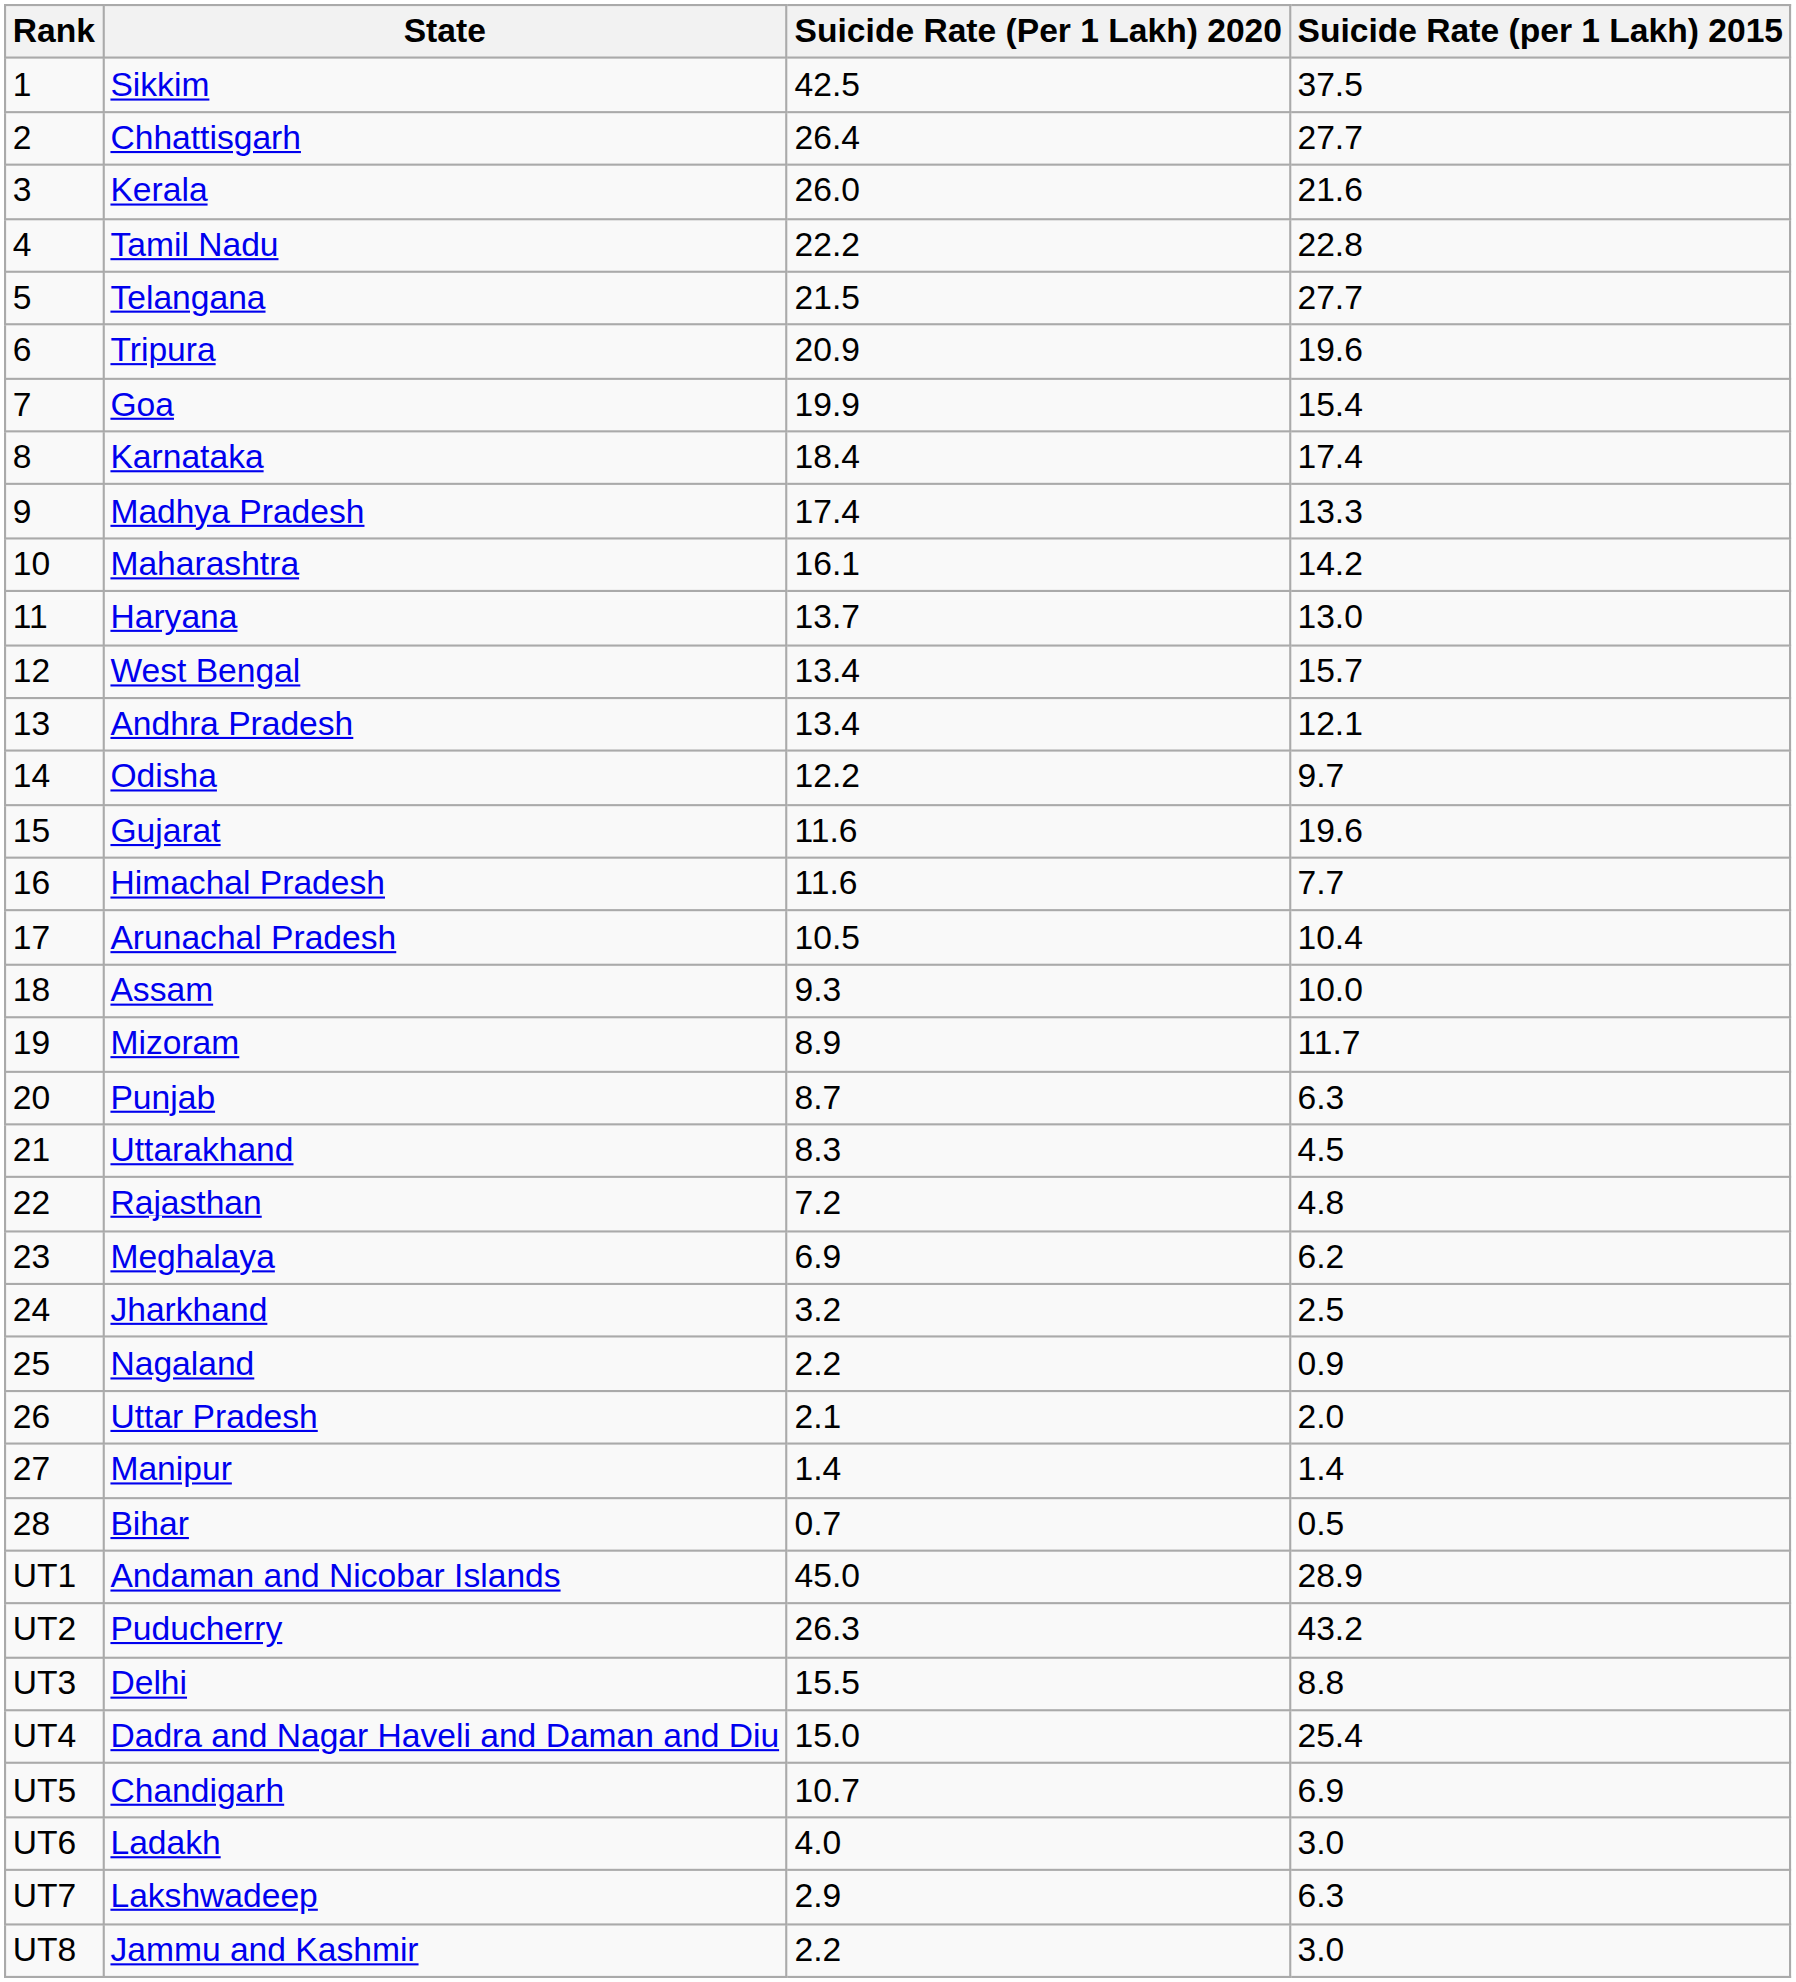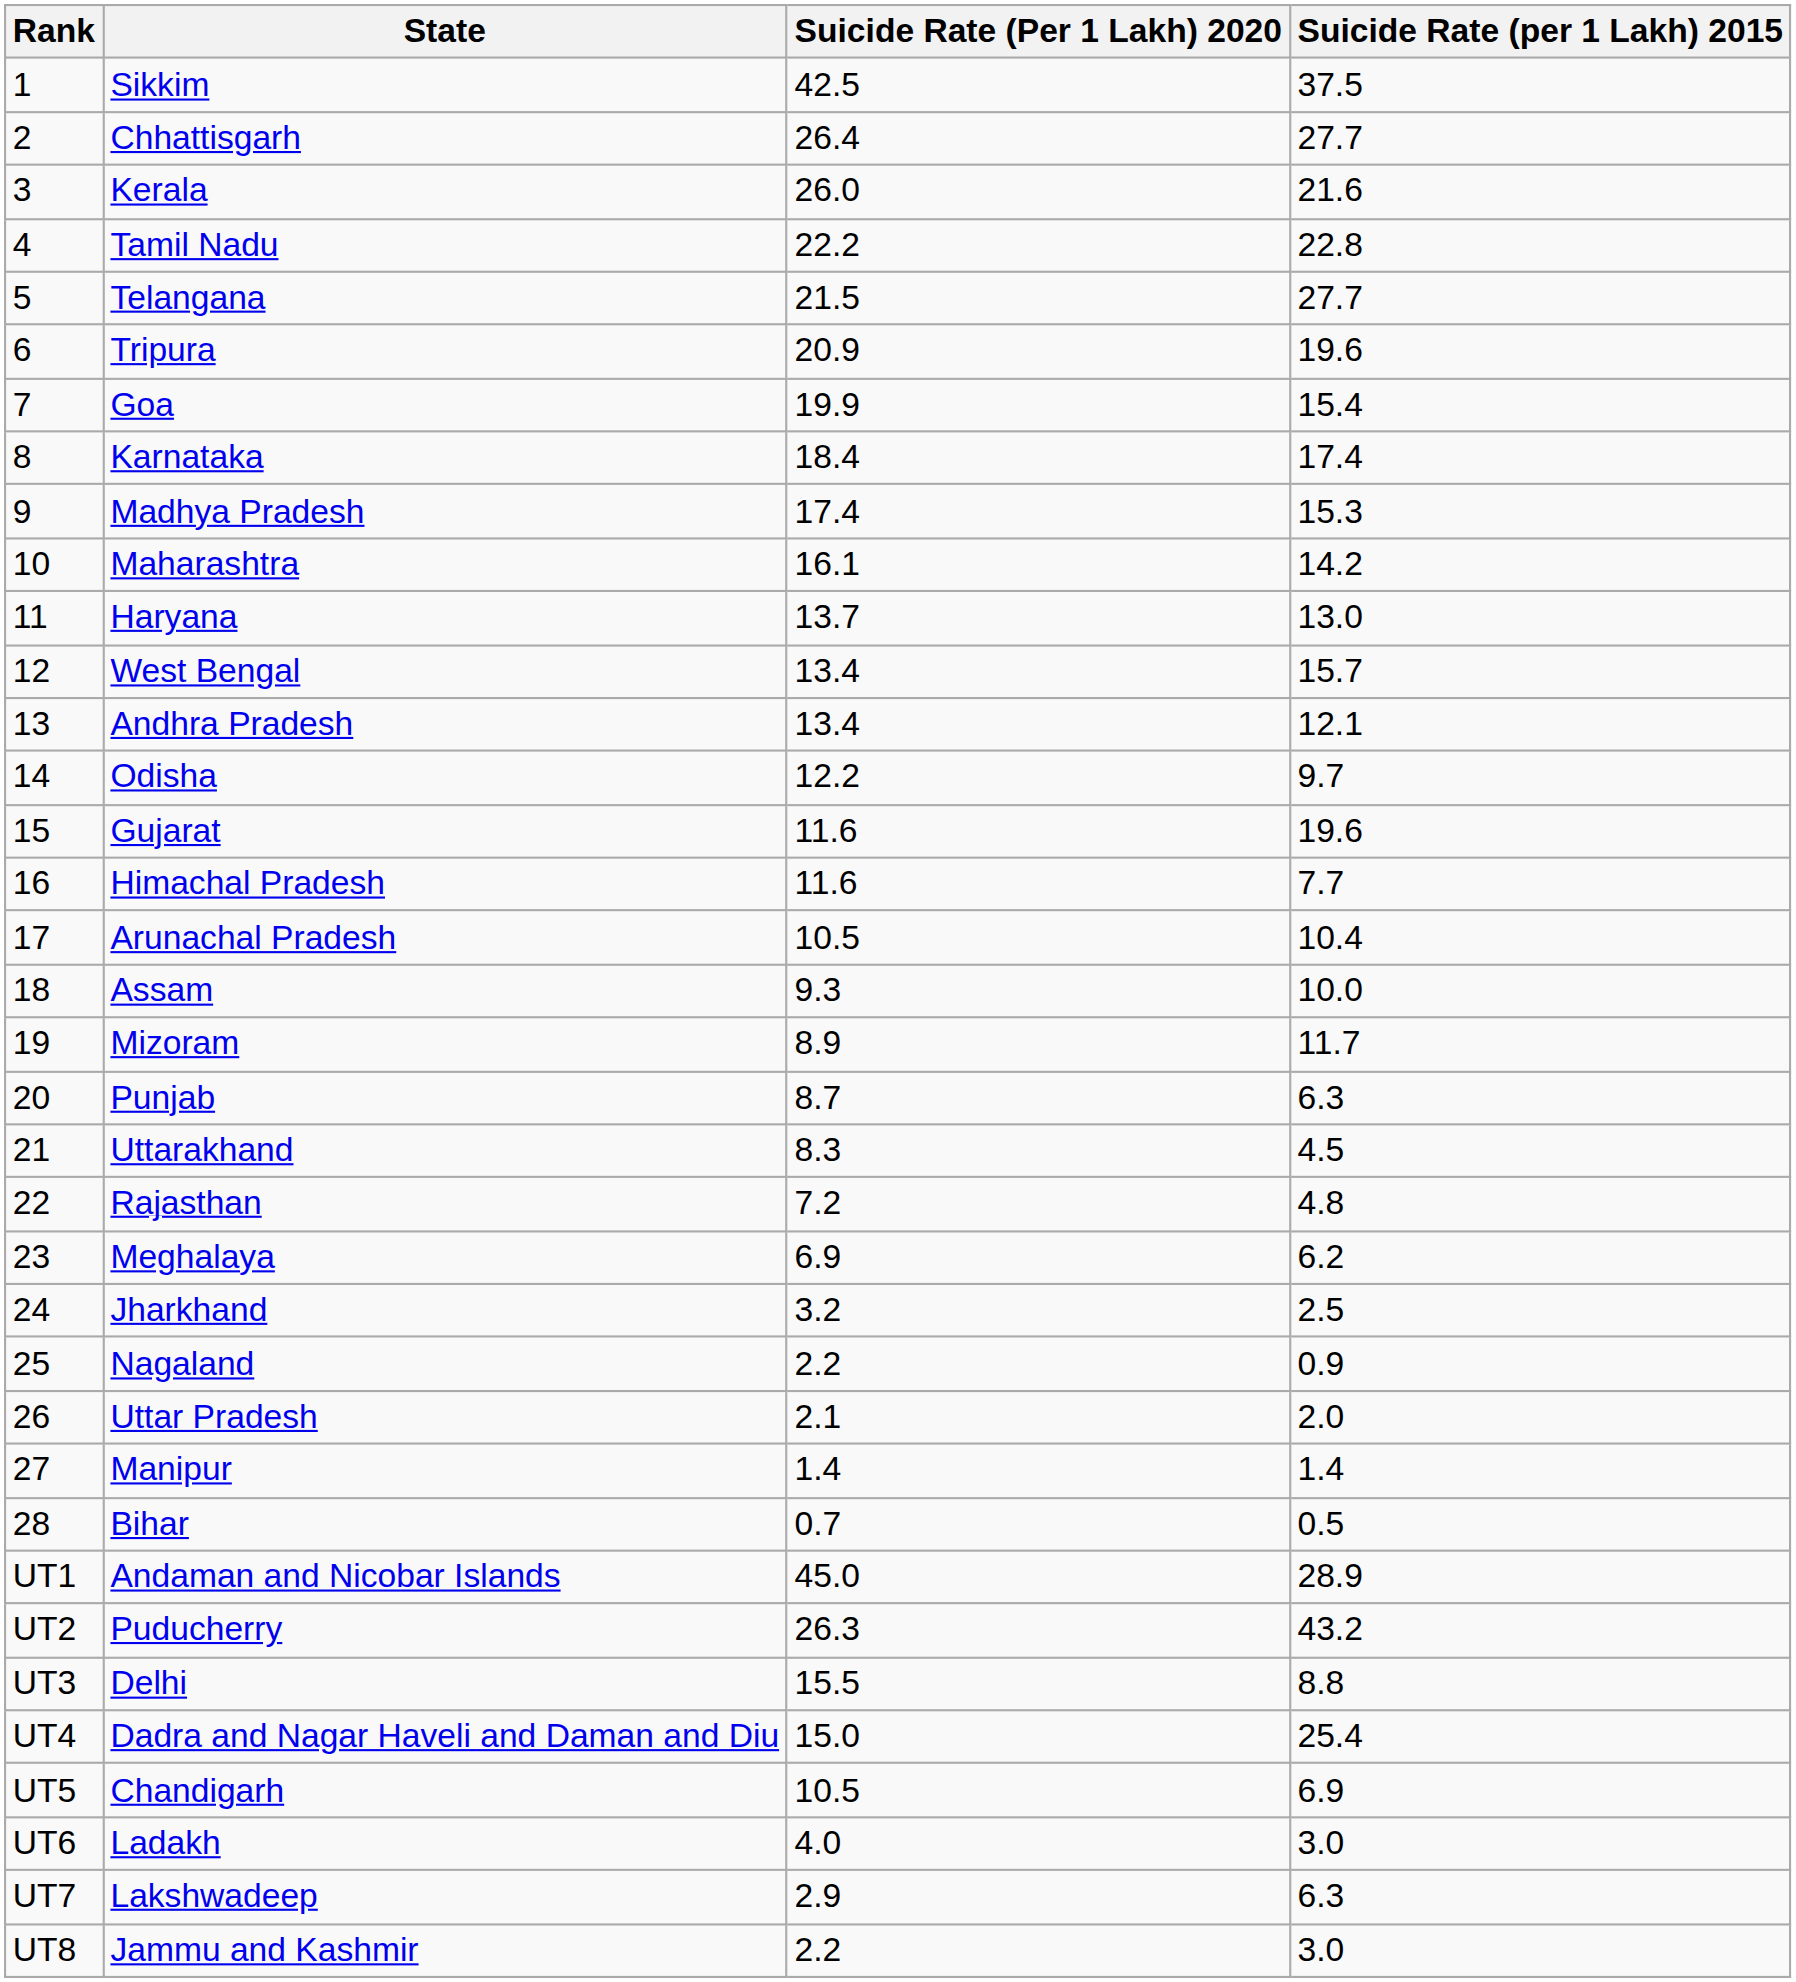(1330, 510) 13.3 -> (1330, 510) 15.3
(827, 1789) 10.7 -> (827, 1789) 10.5
